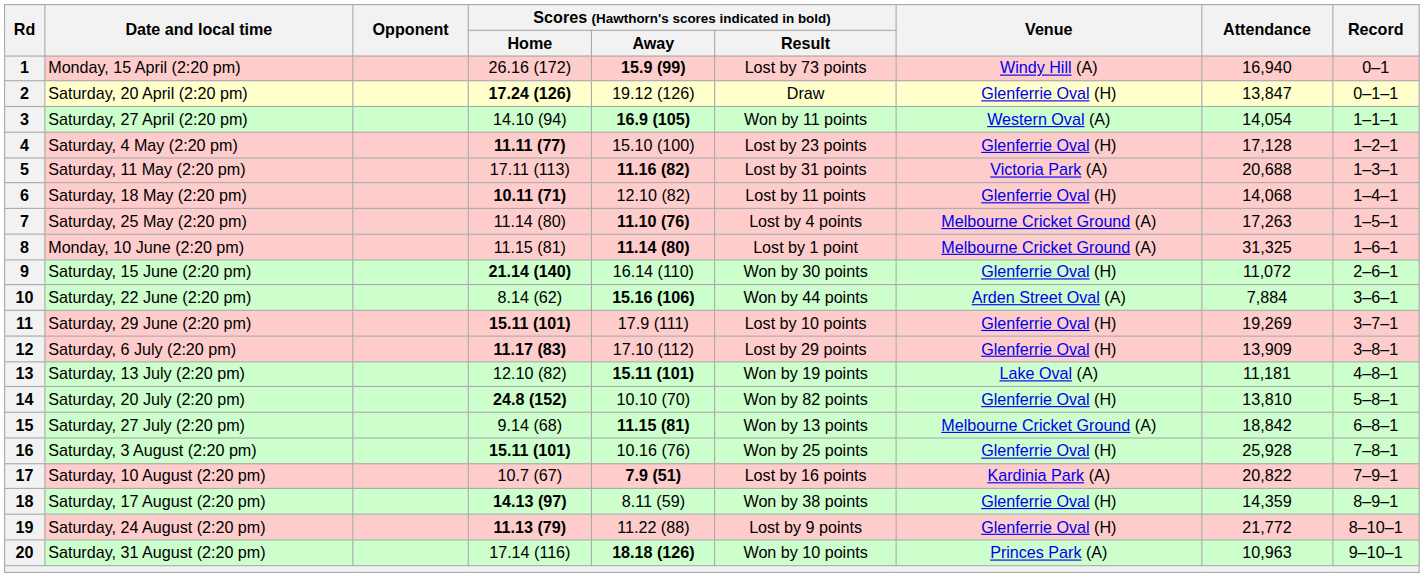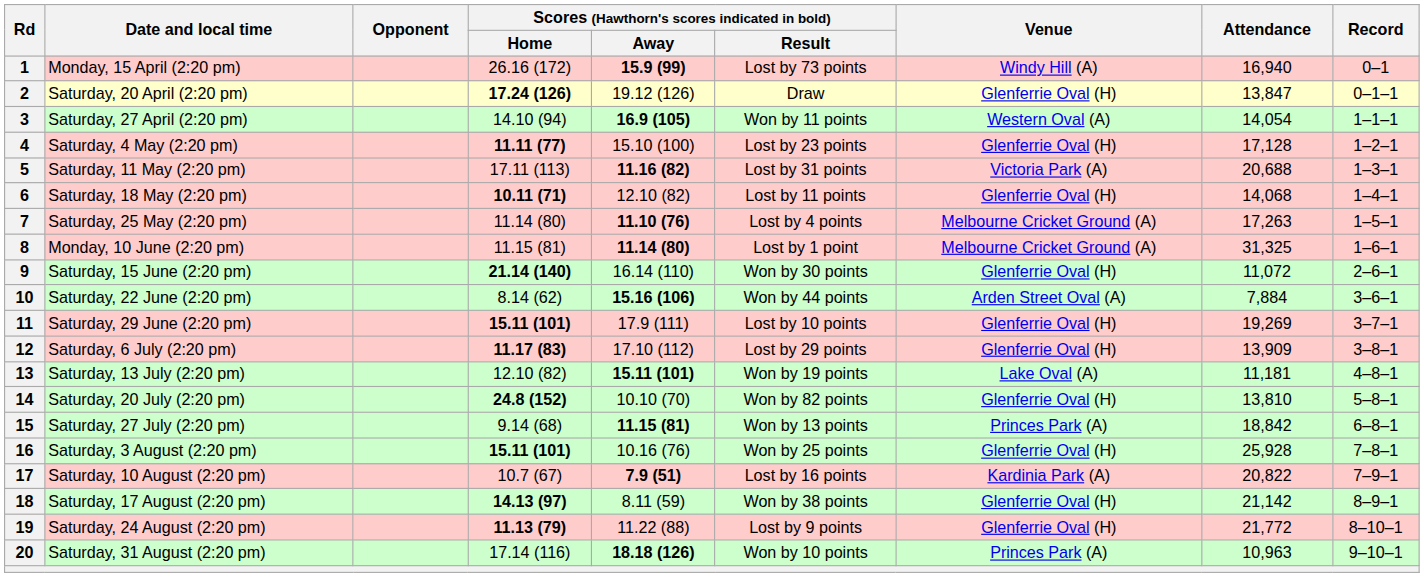(1049, 425) Melbourne Cricket Ground (A) -> (1049, 425) Princes Park (A)
(1267, 502) 14,359 -> (1267, 502) 21,142
